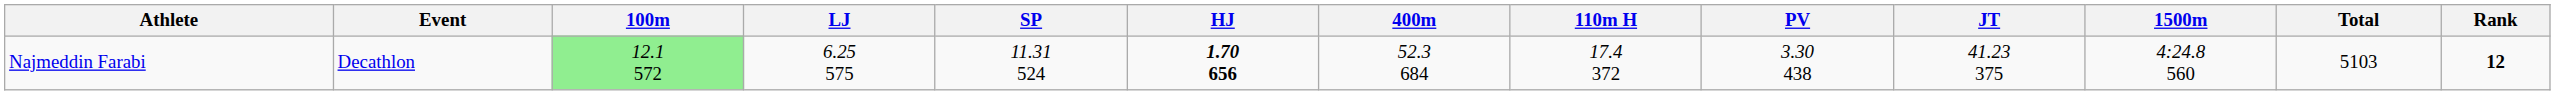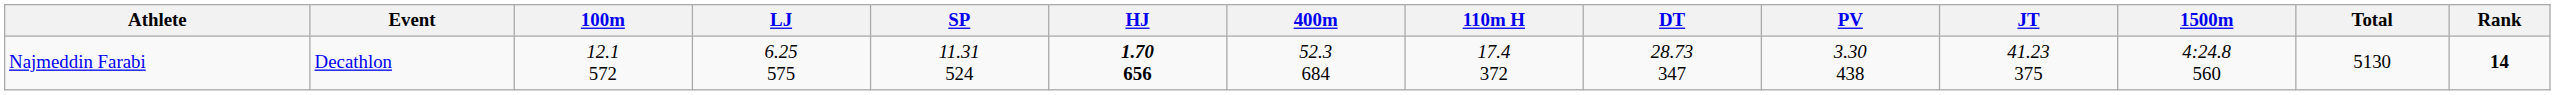+ column: (1672, 20)
(648, 62) lightgreen background -> (603, 62) no background
(2359, 62) 5103 -> (2372, 62) 5130
(2496, 62) 12 -> (2499, 62) 14
